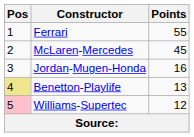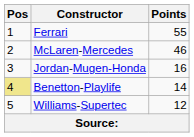(180, 50) 45 -> (180, 50) 46
(180, 87) 13 -> (180, 87) 14
(10, 105) pink background -> (10, 105) no background
